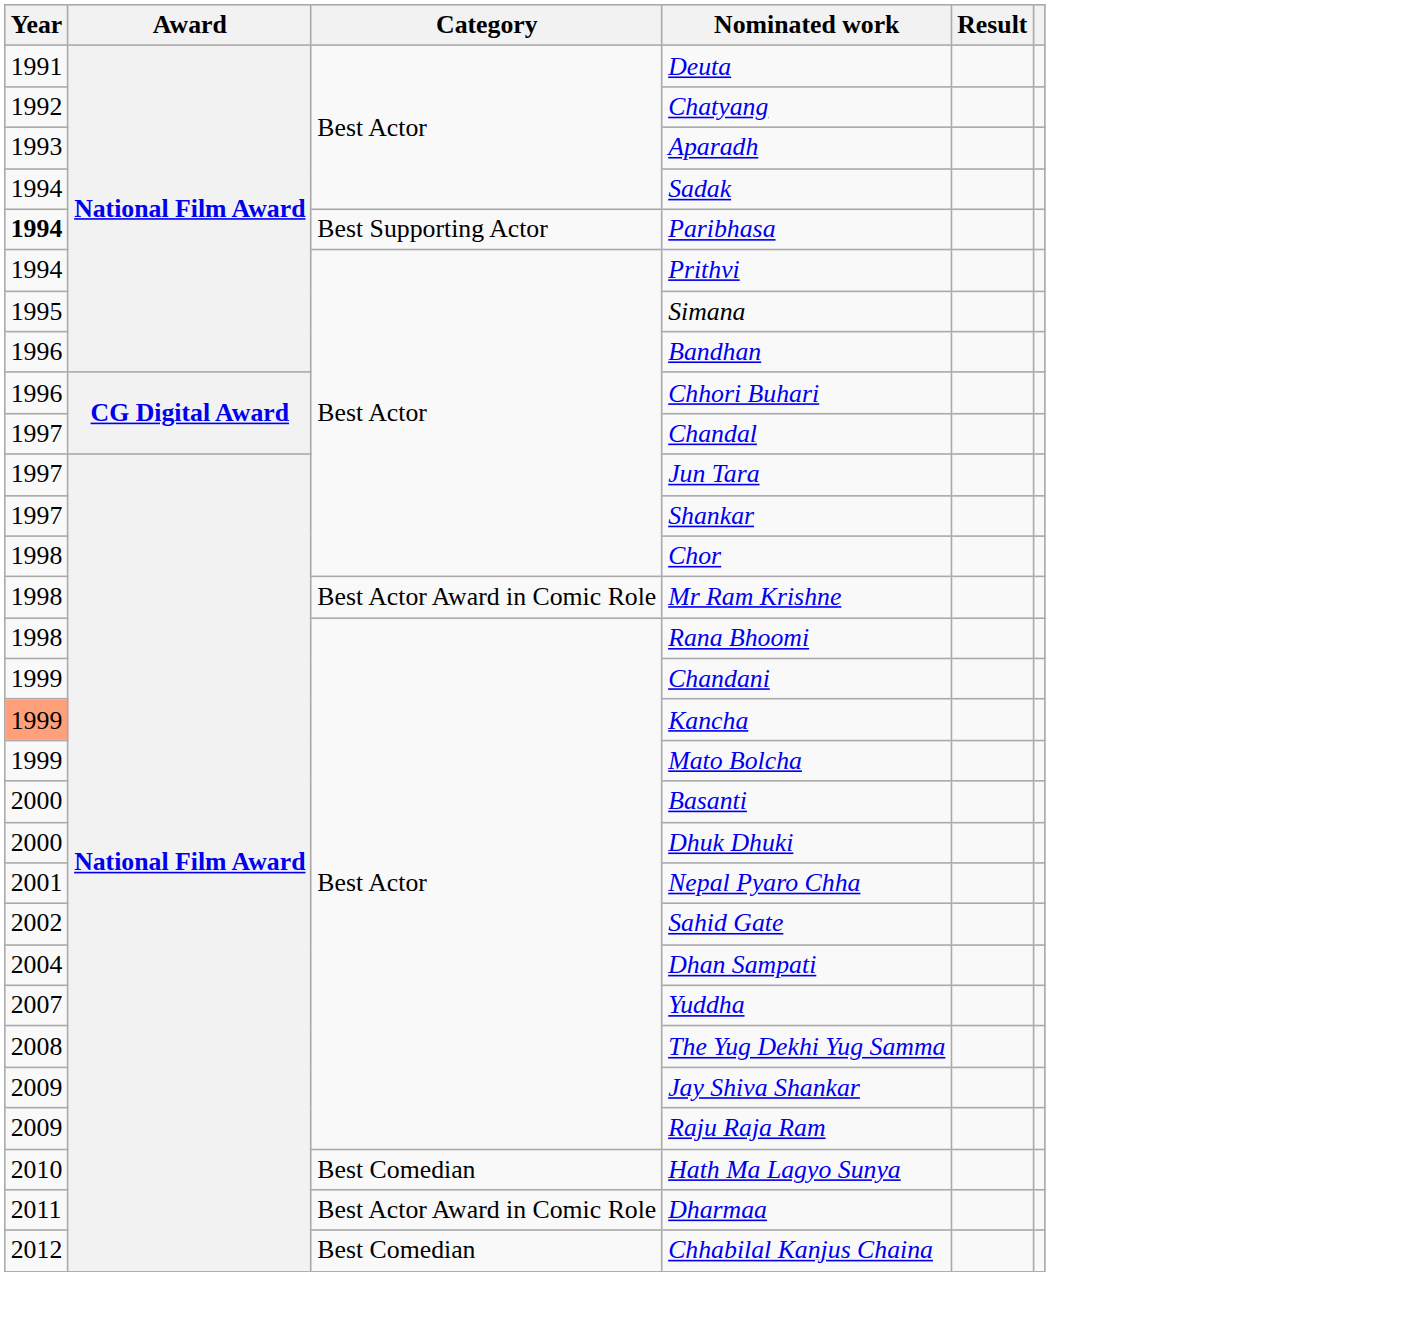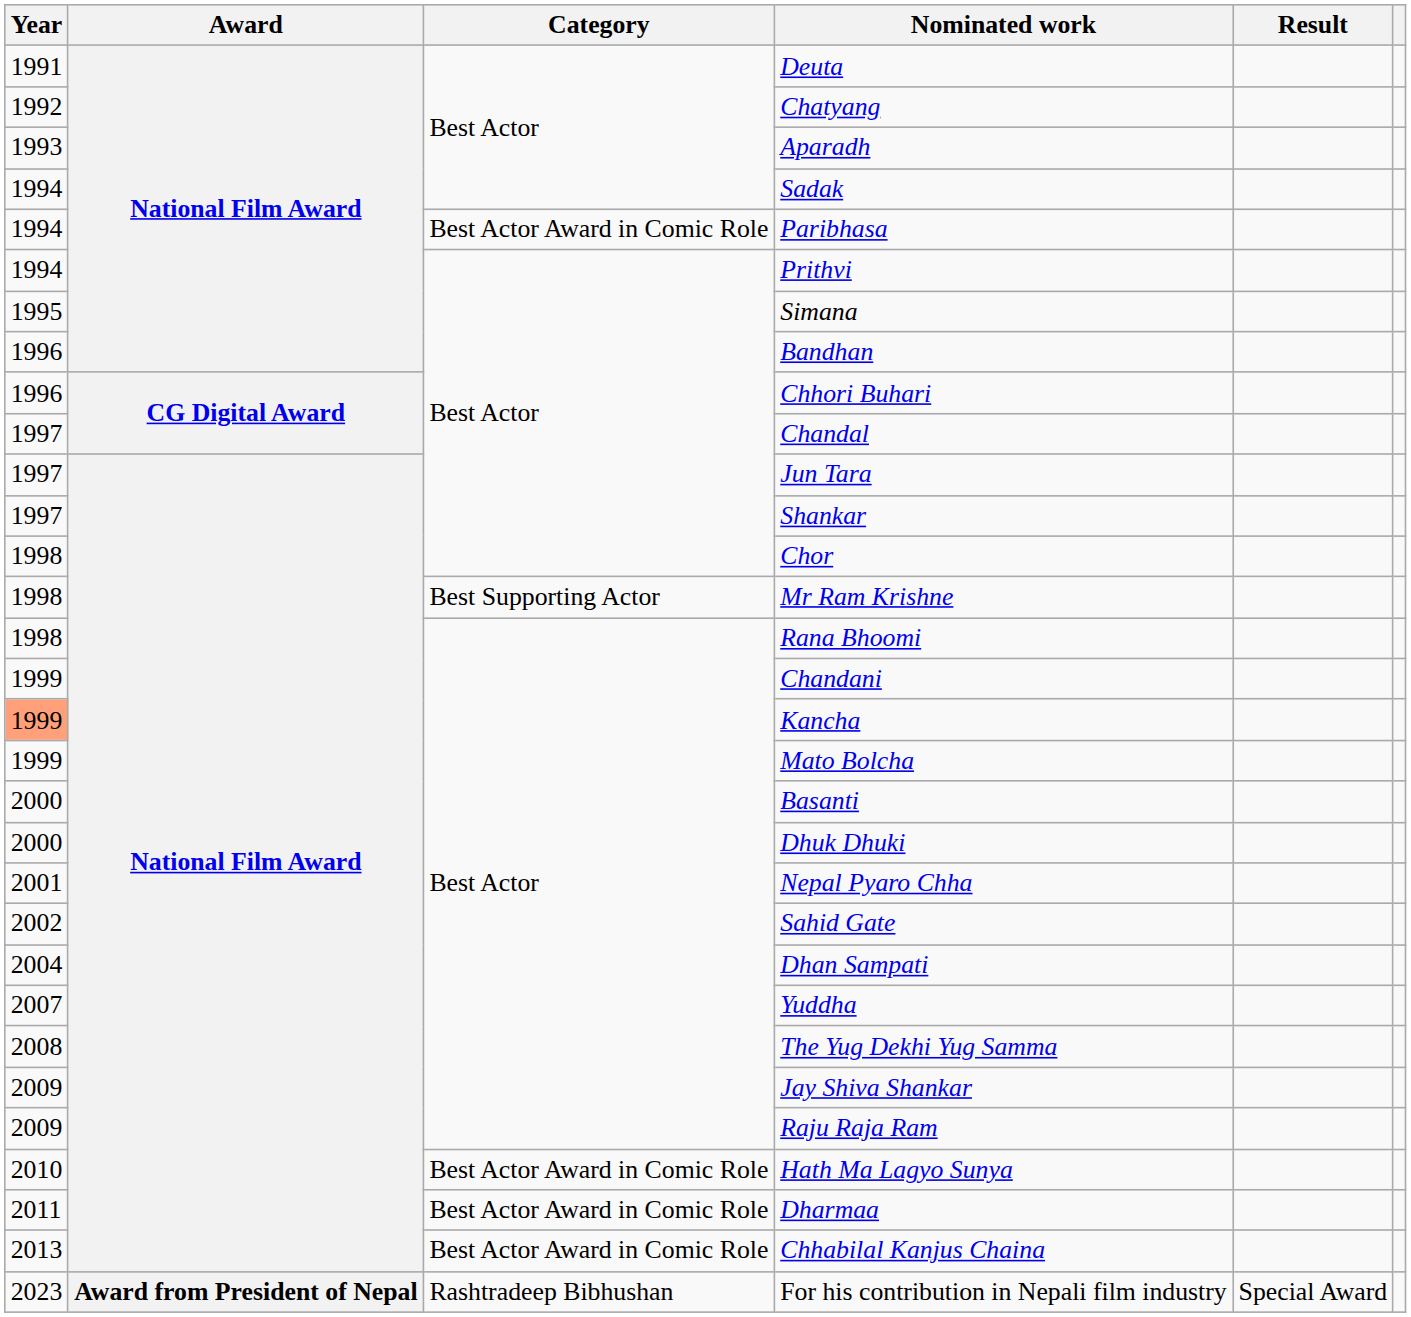(37, 229) bold -> (37, 229) normal
(433, 229) Best Supporting Actor -> (599, 229) Best Actor Award in Comic Role
(487, 596) Best Actor Award in Comic Role -> (545, 596) Best Supporting Actor
(396, 1168) Best Comedian -> (599, 1168) Best Actor Award in Comic Role
(37, 1250) 2012 -> (37, 1250) 2013
(396, 1250) Best Comedian -> (599, 1250) Best Actor Award in Comic Role
+ row: (1003, 1291)
